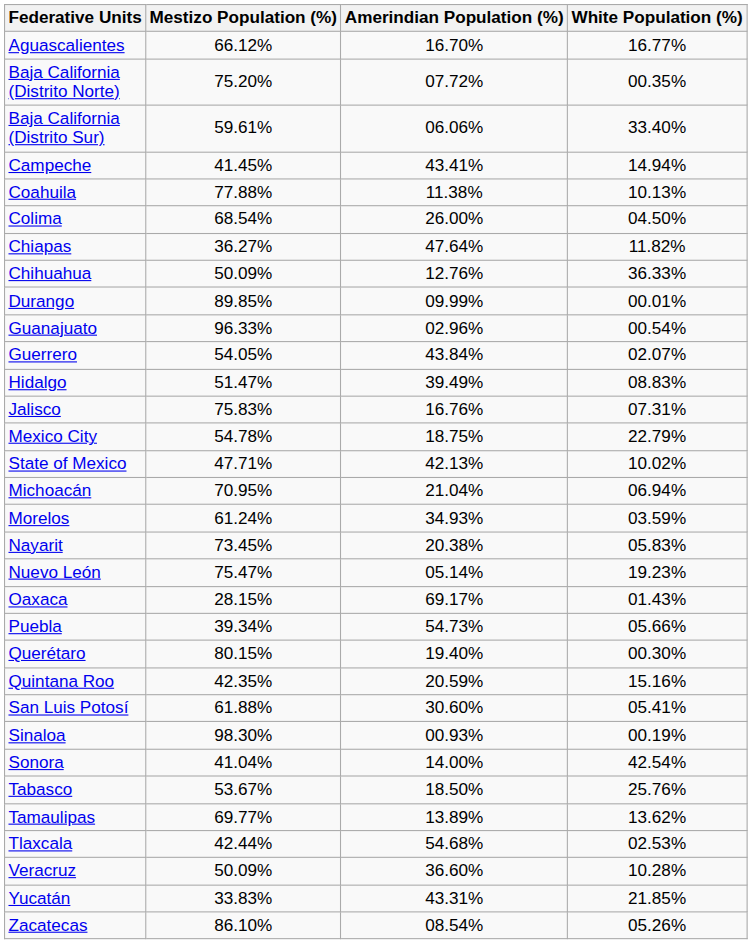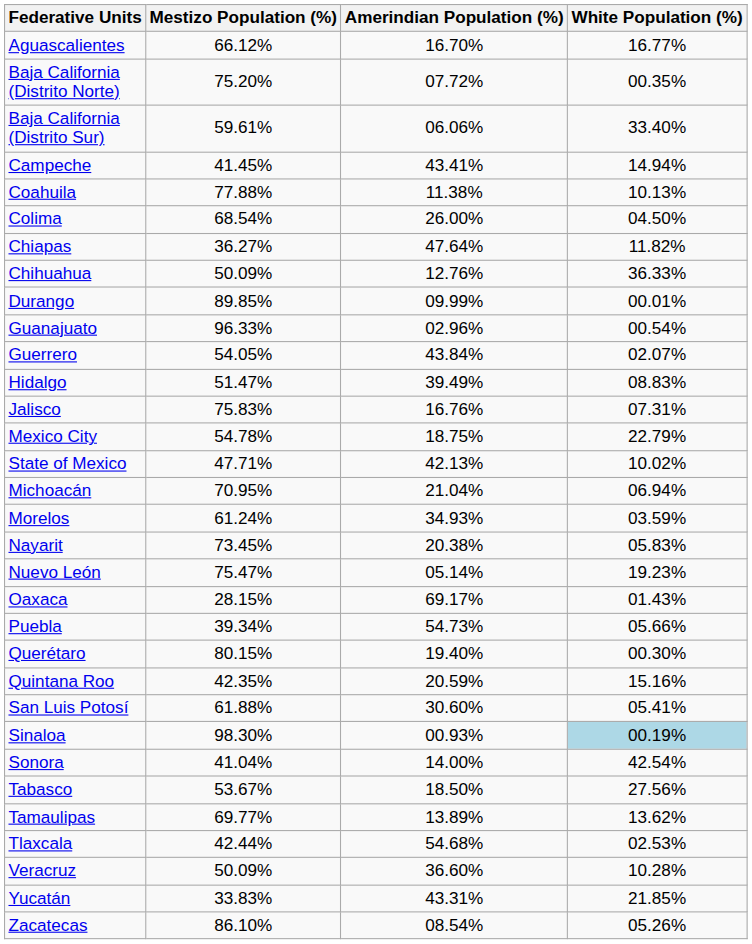(657, 735) no background -> (657, 735) lightblue background
(657, 789) 25.76% -> (657, 789) 27.56%
